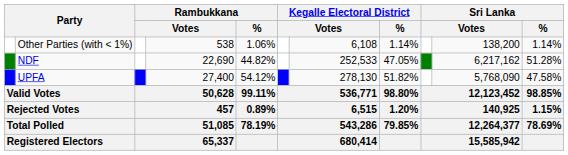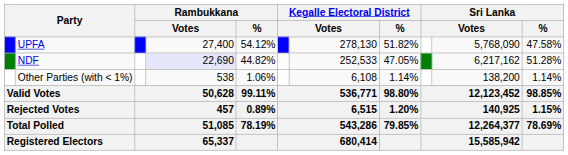rows swapped: (31, 77) <-> (75, 45)
(218, 61) no background -> (218, 61) lavender background
